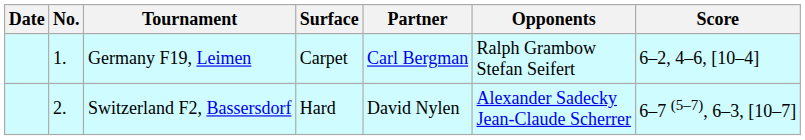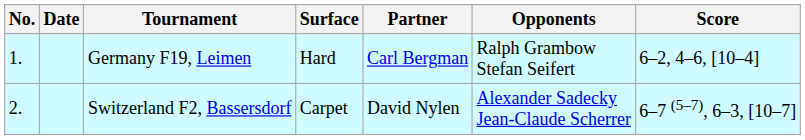columns swapped: (66, 18) <-> (27, 18)
(324, 58) Carpet -> (318, 58) Hard
(318, 108) Hard -> (324, 108) Carpet
